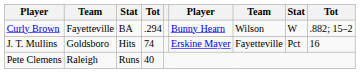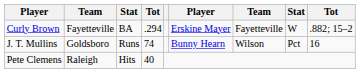(198, 28) Bunny Hearn -> (201, 28) Erskine Mayer
(250, 28) Wilson -> (259, 28) Fayetteville
(127, 44) Hits -> (129, 44) Runs
(201, 44) Erskine Mayer -> (198, 44) Bunny Hearn
(259, 44) Fayetteville -> (250, 44) Wilson
(129, 60) Runs -> (127, 60) Hits
